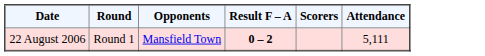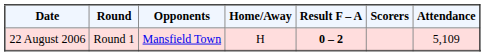+ column: (260, 16)
(376, 39) 5,111 -> (446, 39) 5,109
